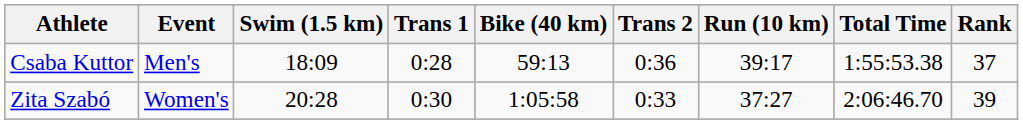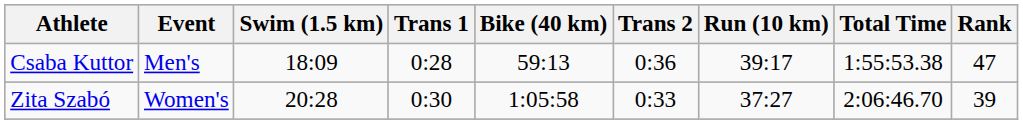(985, 62) 37 -> (985, 62) 47
